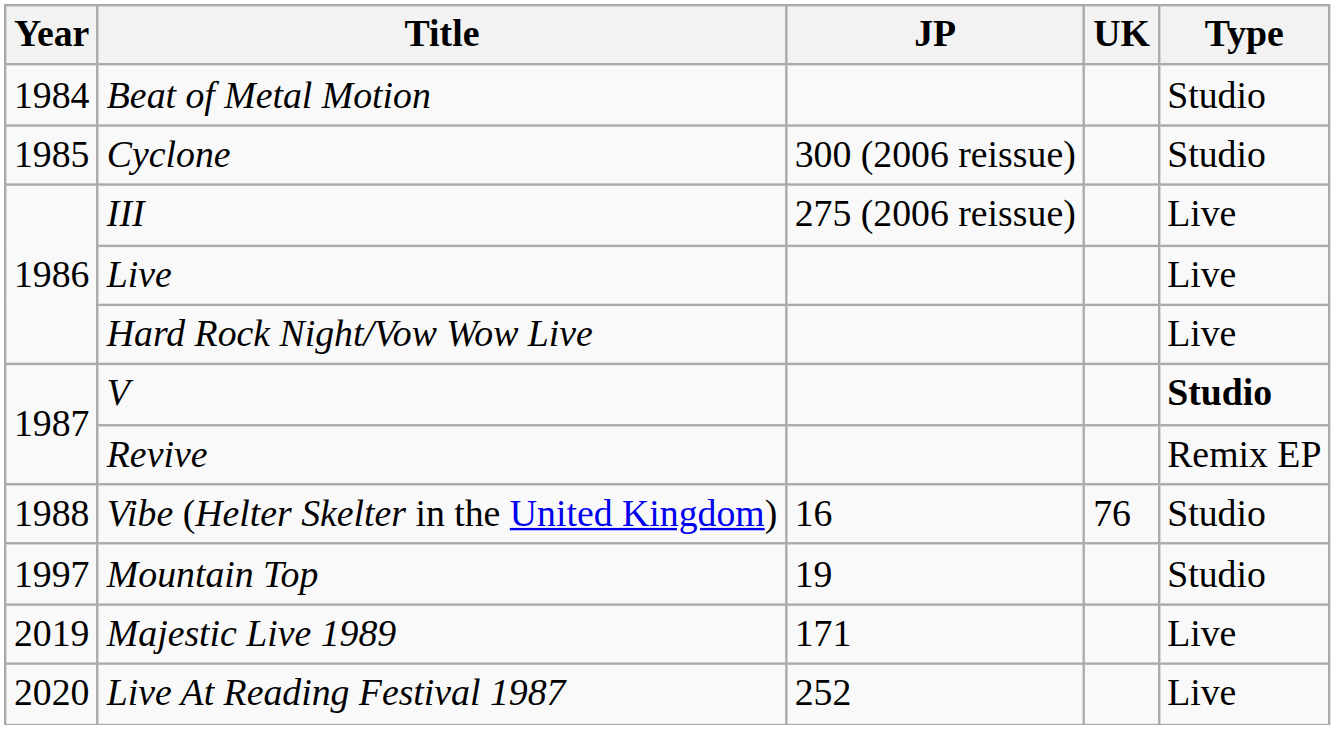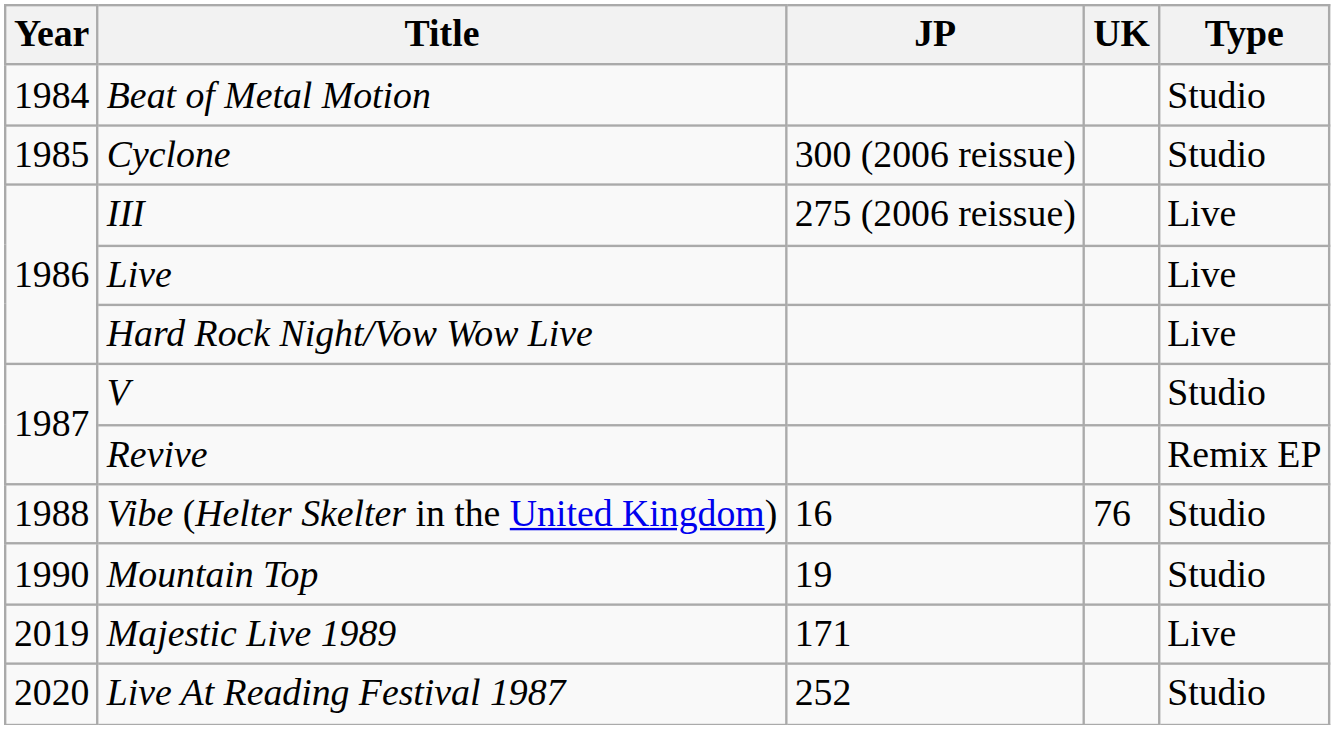(1220, 393) bold -> (1217, 393) normal
(52, 573) 1997 -> (52, 573) 1990
(1202, 693) Live -> (1217, 693) Studio
